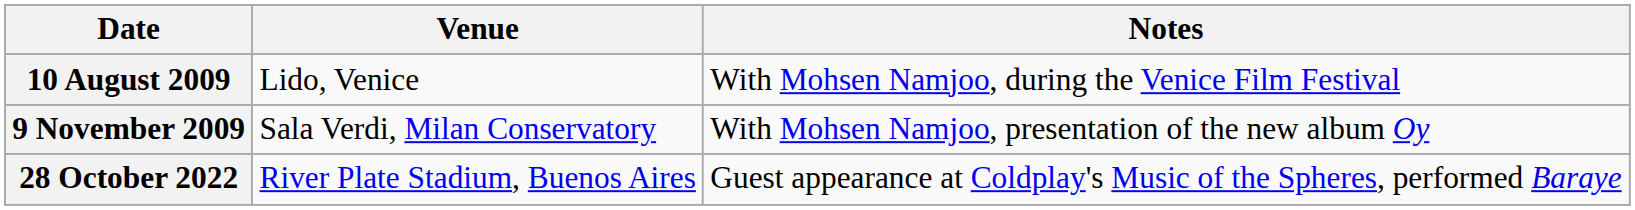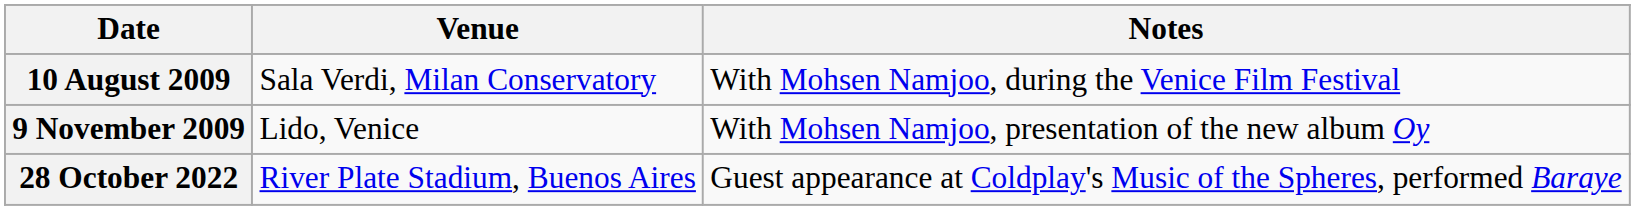(339, 79) Lido, Venice -> (458, 79) Sala Verdi, Milan Conservatory
(458, 128) Sala Verdi, Milan Conservatory -> (339, 128) Lido, Venice
